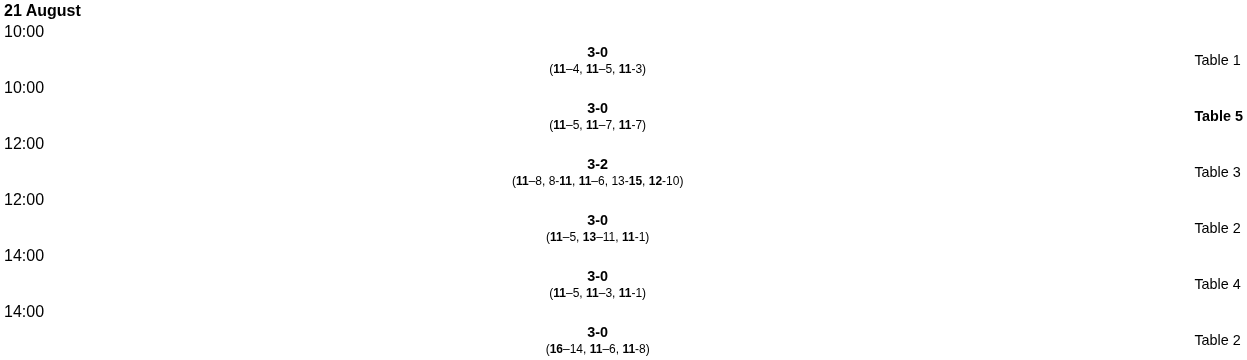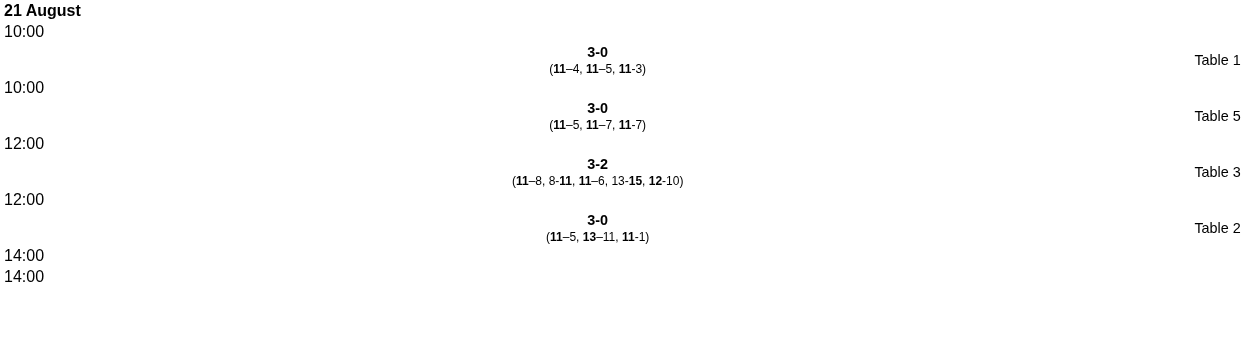(1219, 116) bold -> (1218, 116) normal
- row: (250, 284)
- row: (250, 340)
